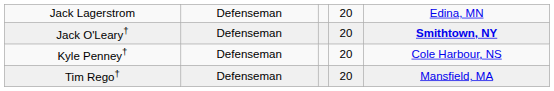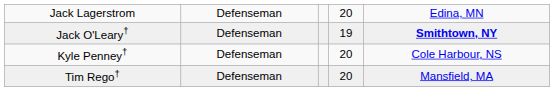(346, 33) 20 -> (346, 33) 19
